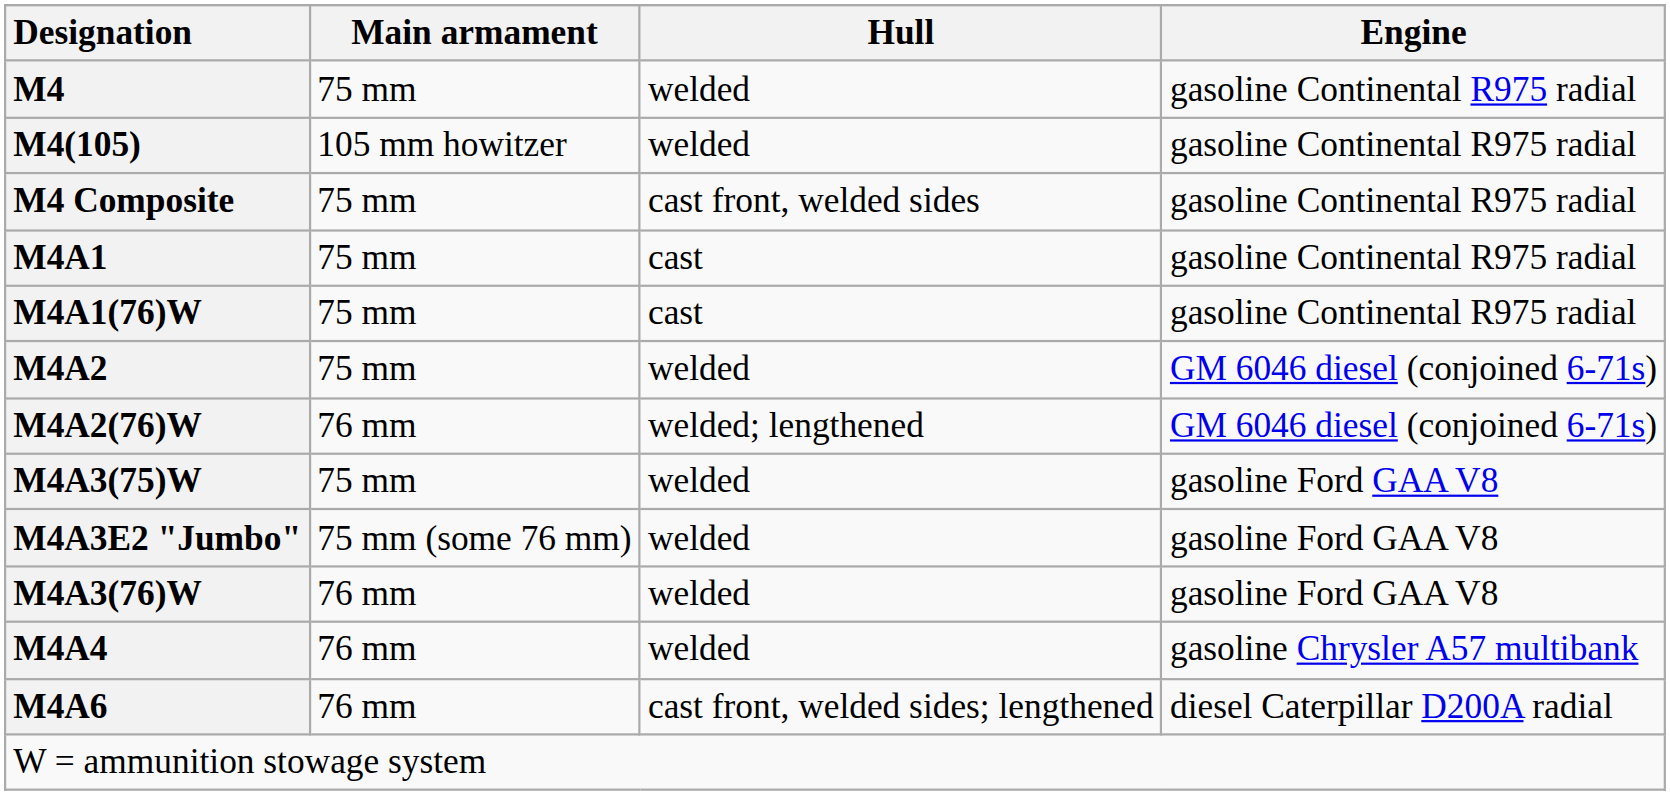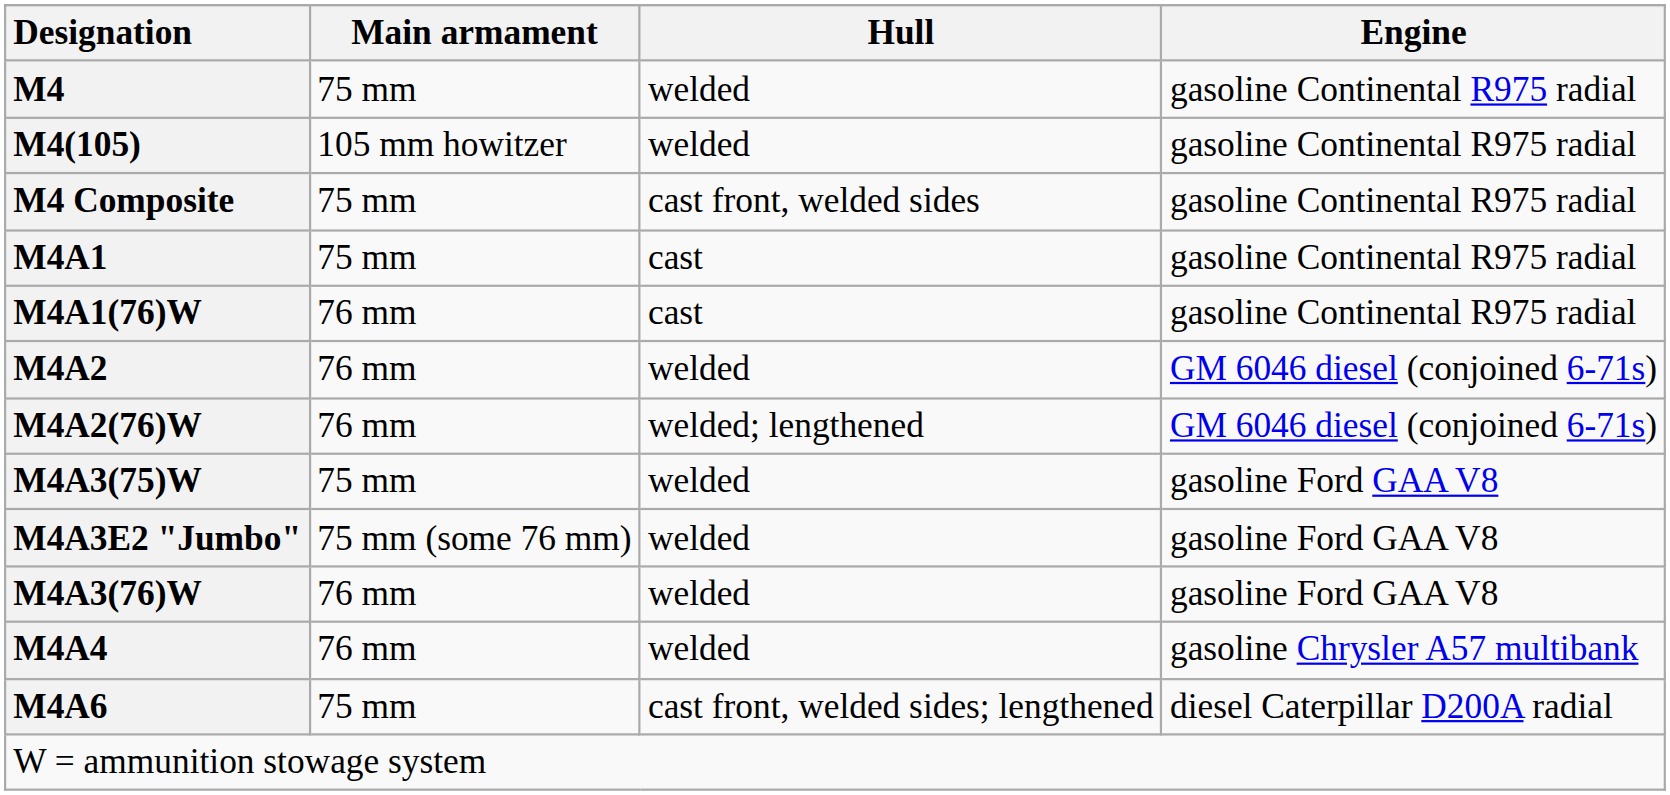(367, 312) 75 mm -> (367, 312) 76 mm
(367, 369) 75 mm -> (367, 369) 76 mm
(367, 705) 76 mm -> (367, 705) 75 mm
